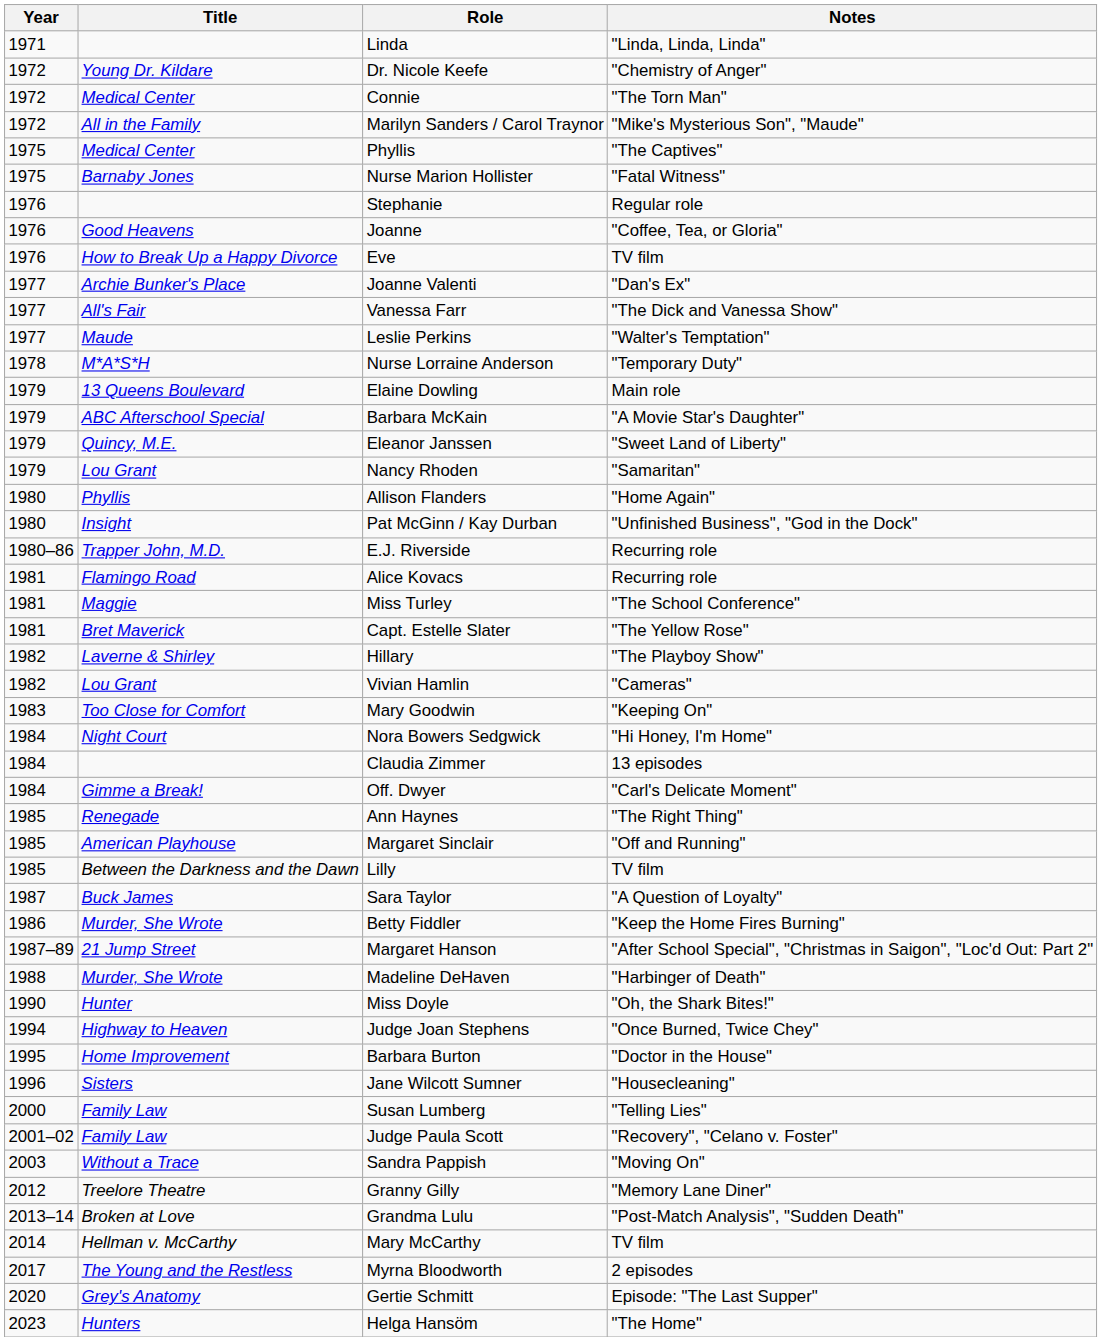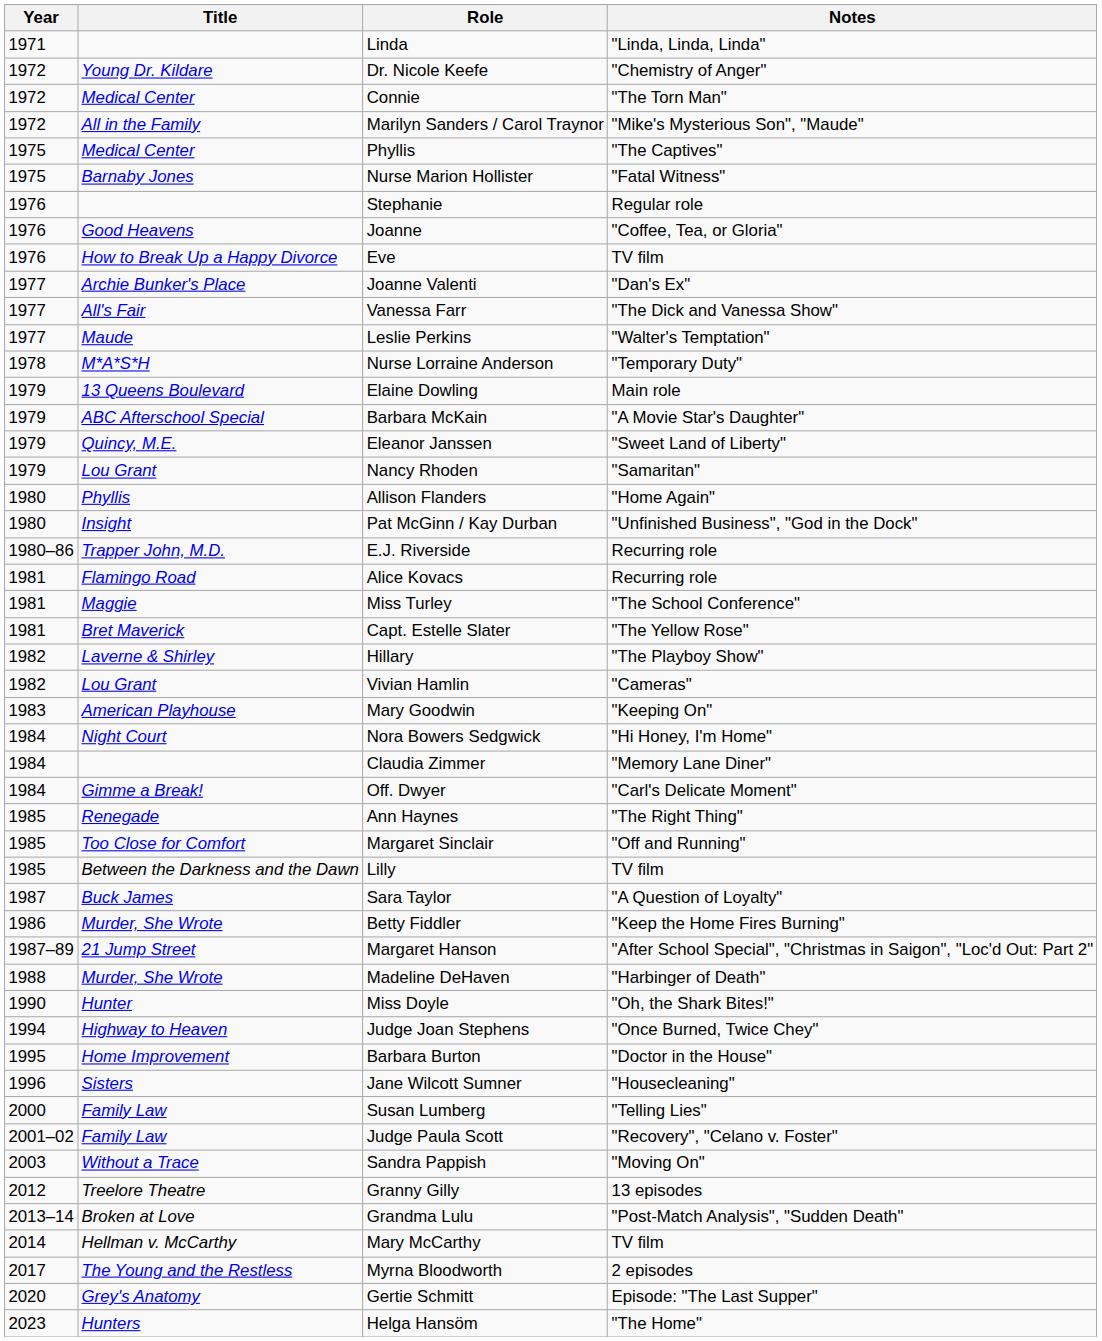(163, 710) Too Close for Comfort -> (159, 710) American Playhouse
(657, 763) 13 episodes -> (691, 763) "Memory Lane Diner"
(159, 843) American Playhouse -> (163, 843) Too Close for Comfort
(691, 1190) "Memory Lane Diner" -> (657, 1190) 13 episodes
